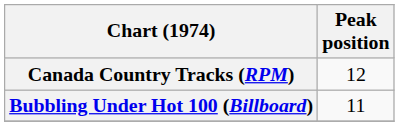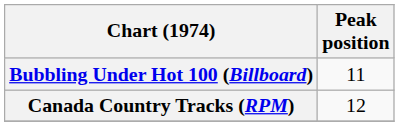rows swapped: (161, 74) <-> (161, 105)
